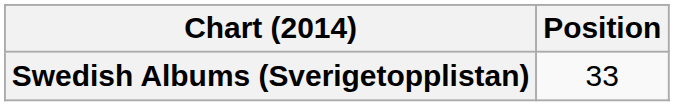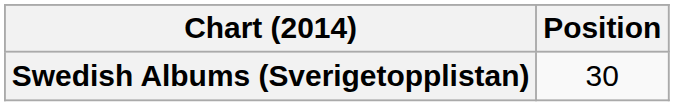(602, 75) 33 -> (602, 75) 30
